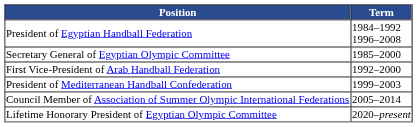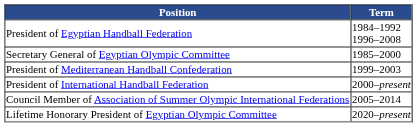- row: (113, 69)
+ row: (107, 84)
